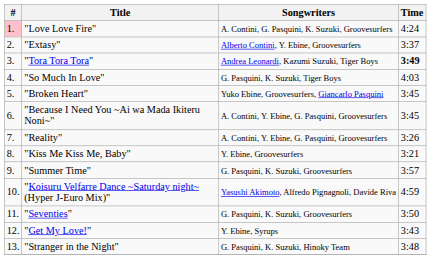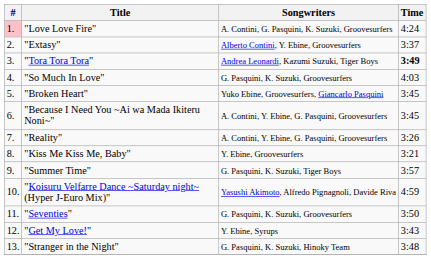(281, 78) G. Pasquini, K. Suzuki, Tiger Boys -> (287, 78) G. Pasquini, K. Suzuki, Groovesurfers
(287, 170) G. Pasquini, K. Suzuki, Groovesurfers -> (281, 170) G. Pasquini, K. Suzuki, Tiger Boys
